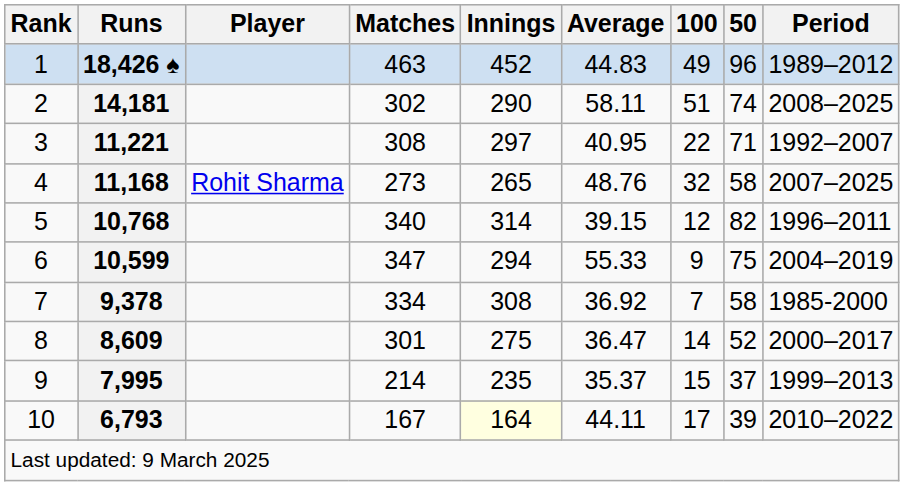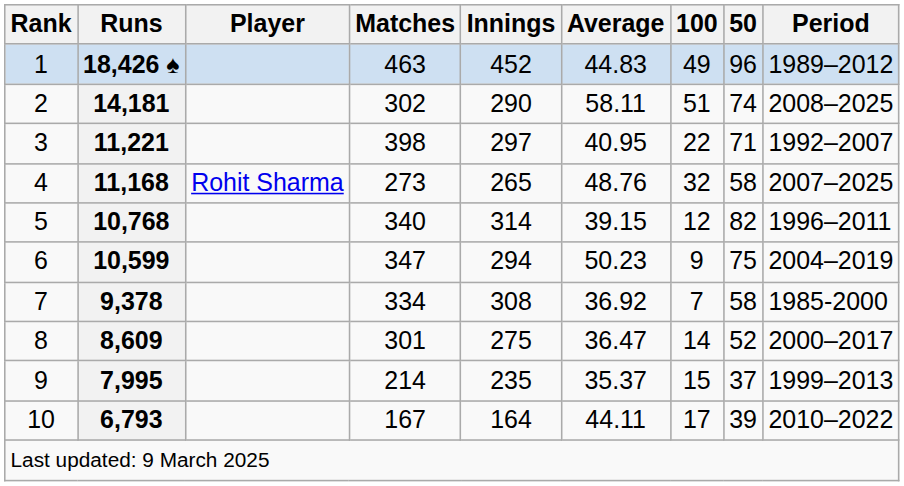(405, 143) 308 -> (405, 143) 398
(616, 261) 55.33 -> (616, 261) 50.23
(511, 420) lightyellow background -> (511, 420) no background
